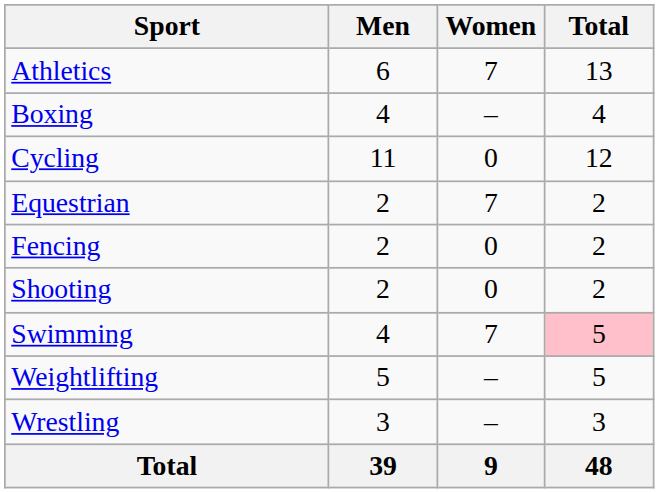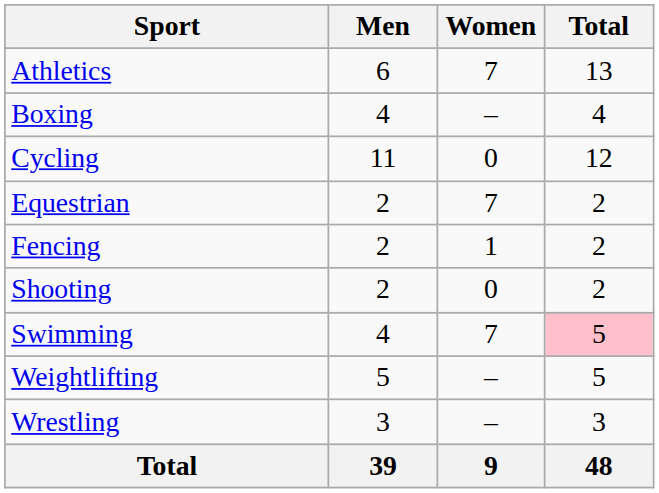(491, 245) 0 -> (491, 245) 1
